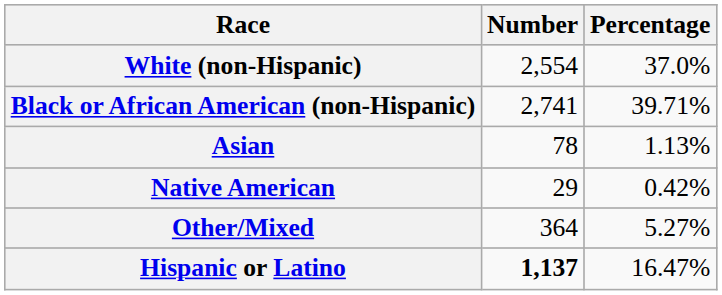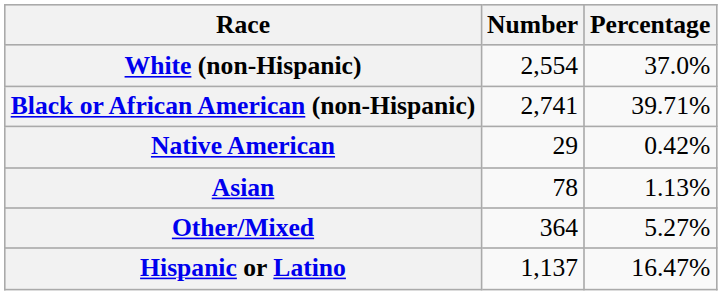rows swapped: (243, 187) <-> (243, 146)
(549, 268) bold -> (549, 268) normal
